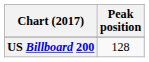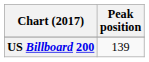(121, 47) 128 -> (121, 47) 139
